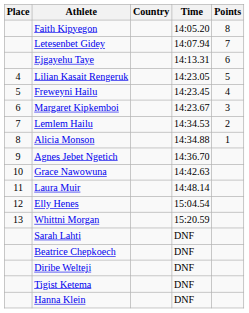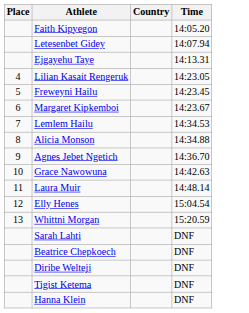- column: (228, 12)
